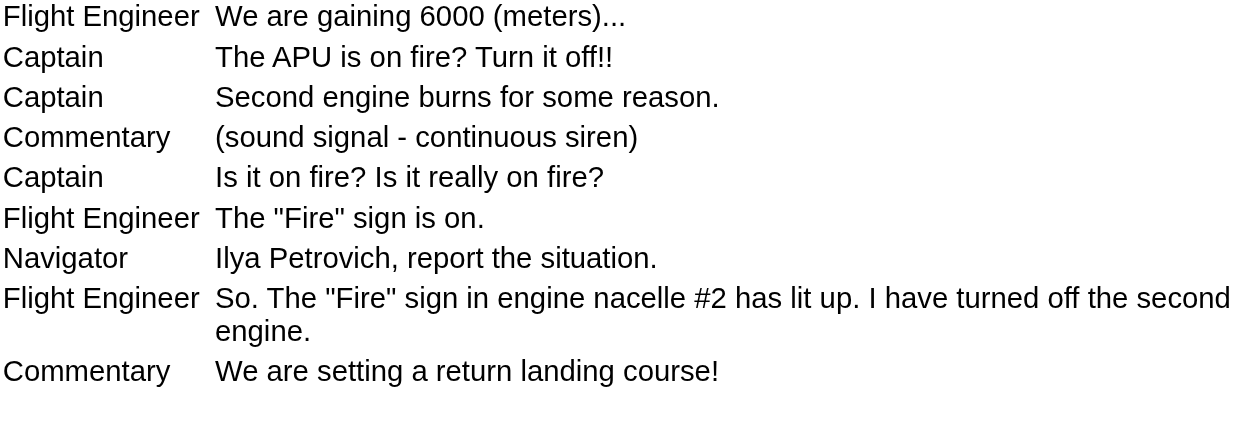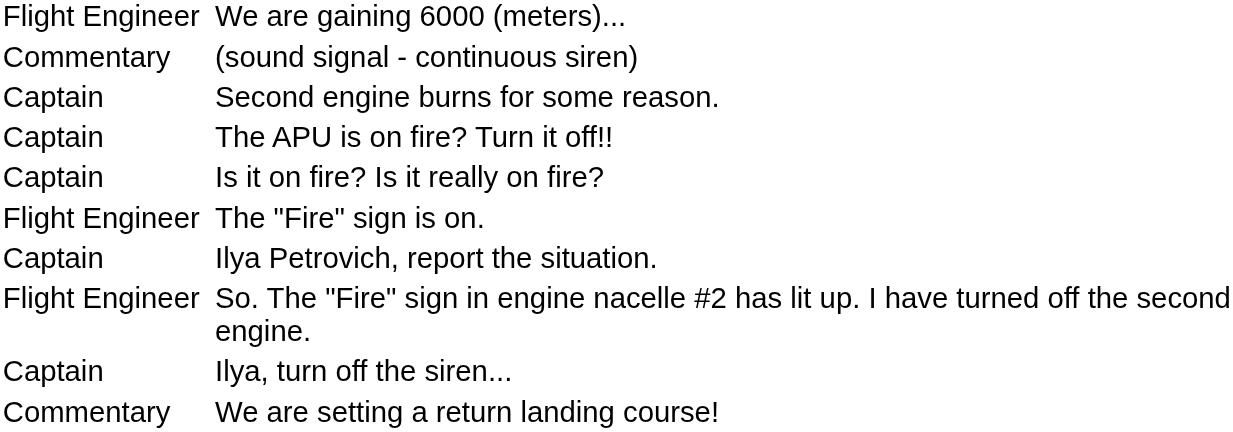rows swapped: (427, 137) <-> (414, 57)
(65, 258) Navigator -> (53, 258) Captain
+ row: (364, 371)
